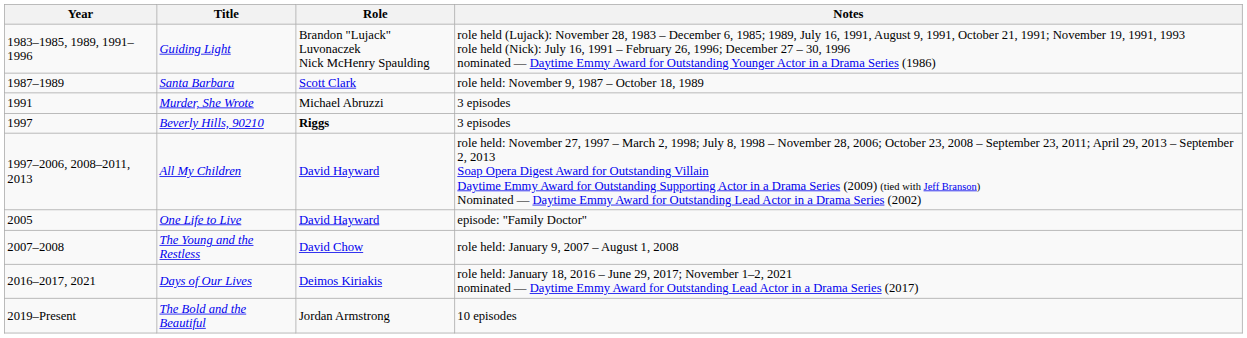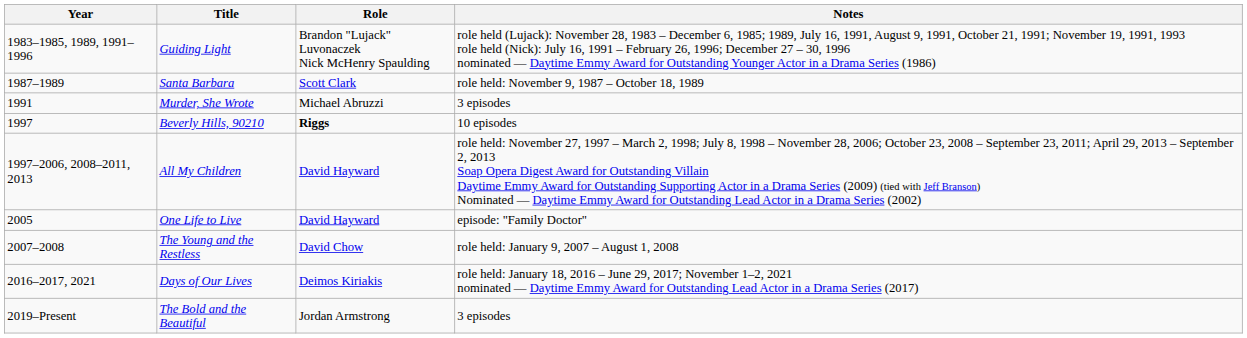(484, 123) 3 episodes -> (487, 123) 10 episodes
(487, 315) 10 episodes -> (484, 315) 3 episodes
